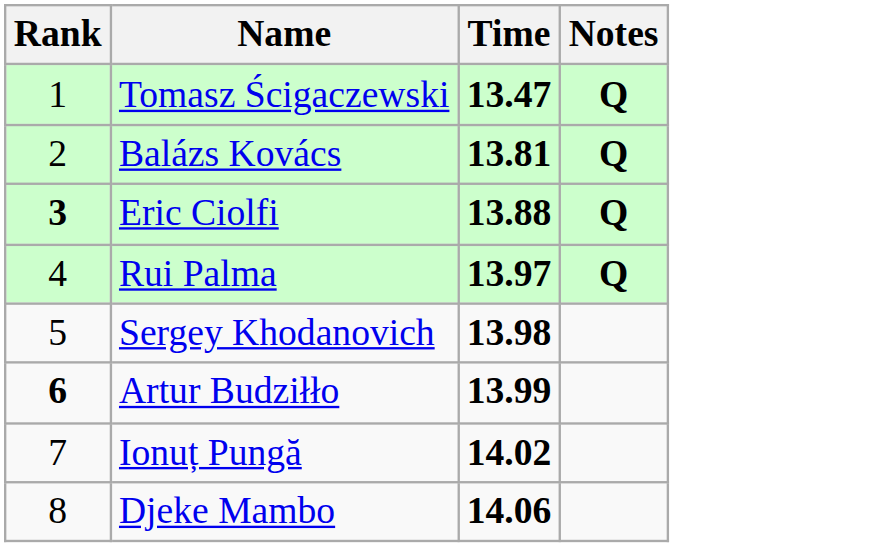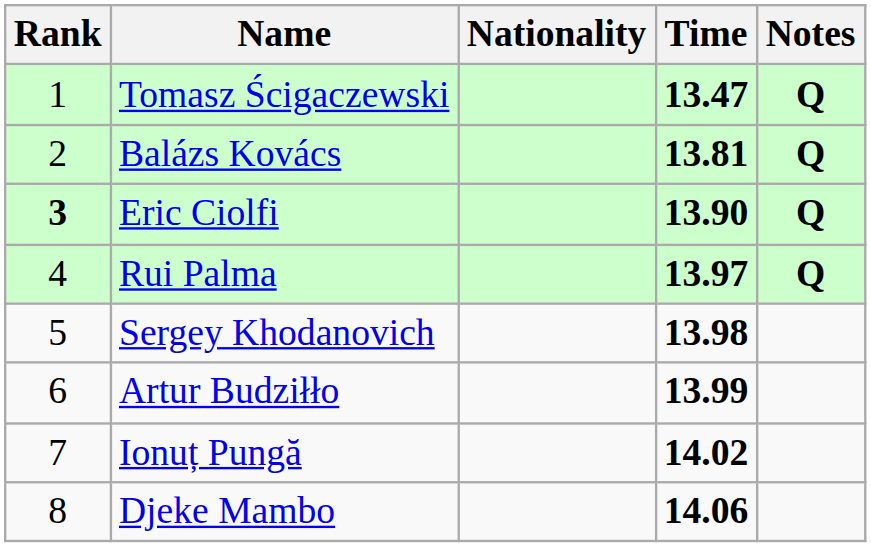+ column: (557, 34)
(509, 213) 13.88 -> (706, 213) 13.90
(58, 392) bold -> (58, 392) normal
